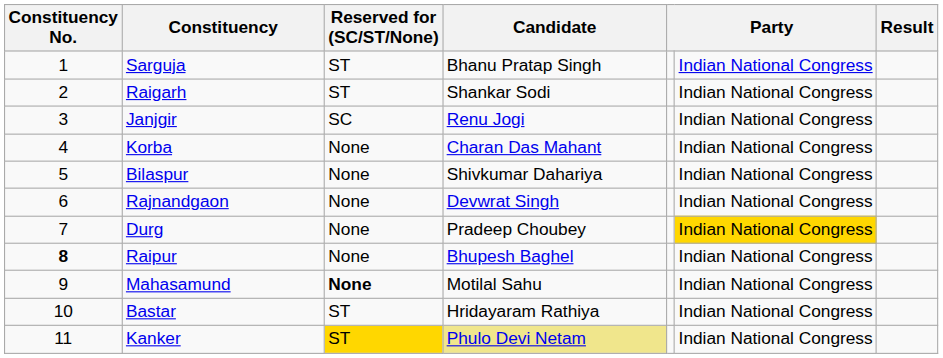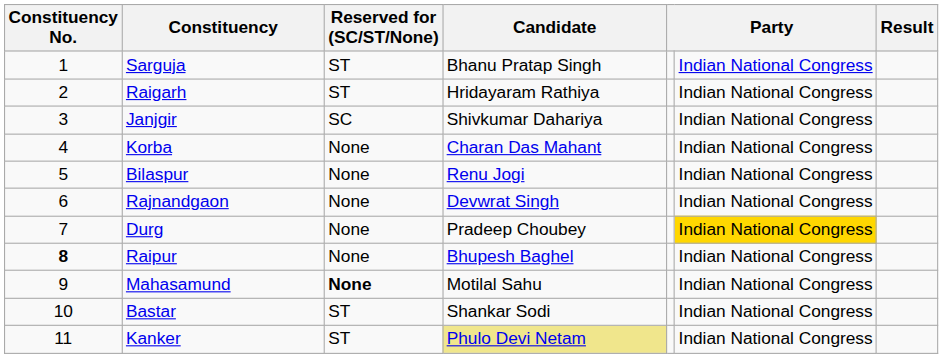(499, 92) Shankar Sodi -> (523, 92) Hridayaram Rathiya
(486, 119) Renu Jogi -> (524, 119) Shivkumar Dahariya
(524, 174) Shivkumar Dahariya -> (486, 174) Renu Jogi
(523, 311) Hridayaram Rathiya -> (499, 311) Shankar Sodi
(339, 339) gold background -> (339, 339) no background
